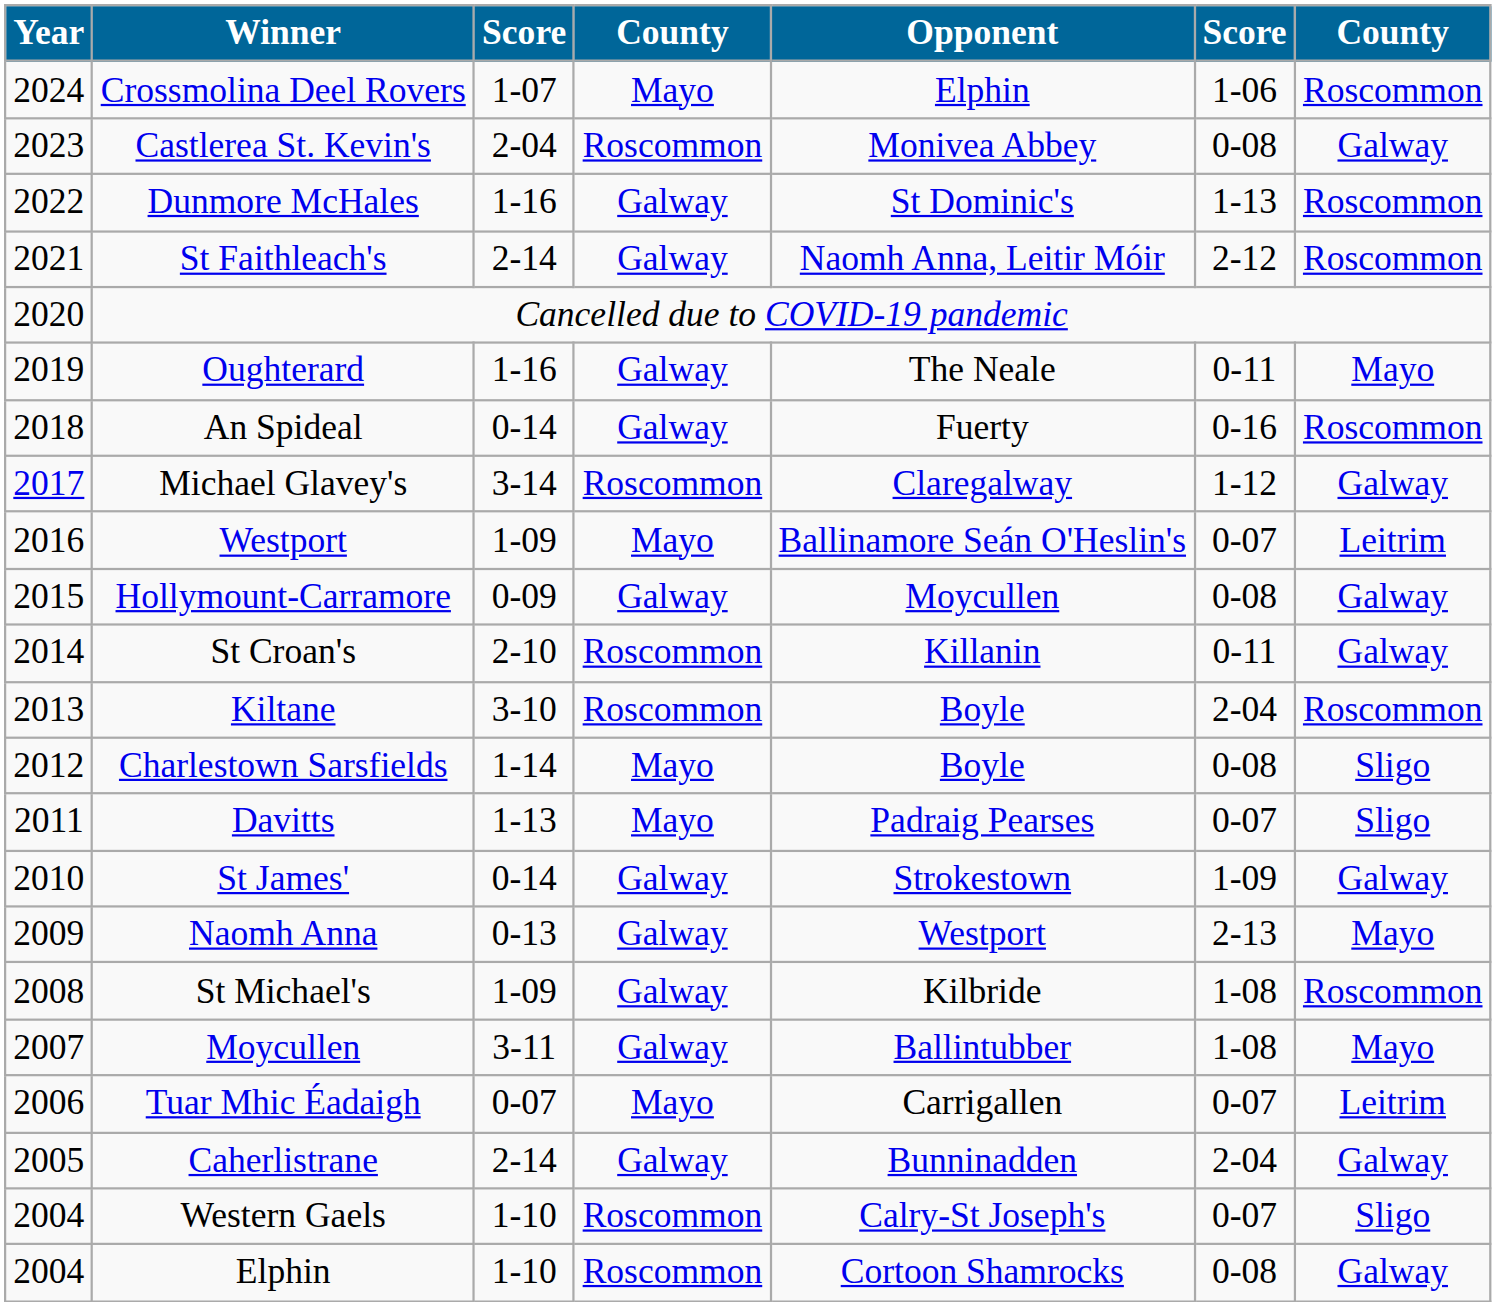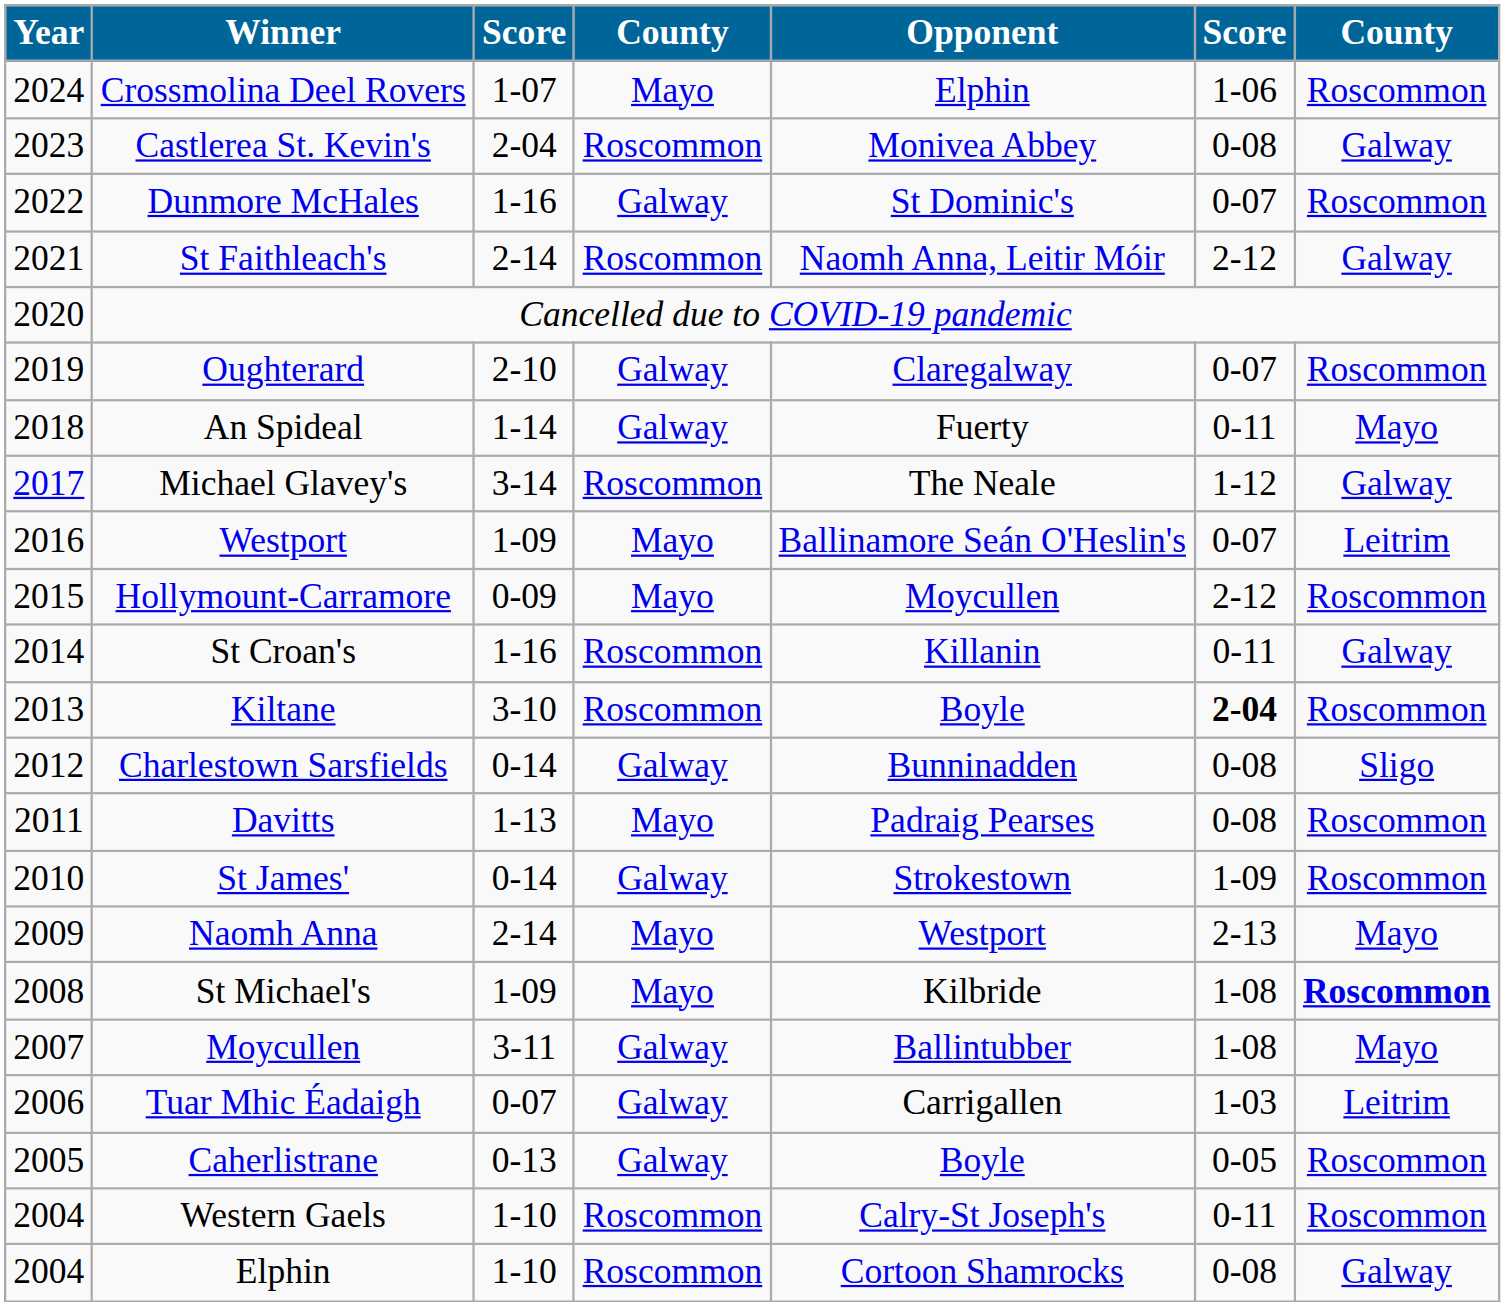(1244, 201) 1-13 -> (1244, 201) 0-07
(672, 257) Galway -> (672, 257) Roscommon
(1393, 257) Roscommon -> (1397, 257) Galway
(524, 370) 1-16 -> (524, 370) 2-10
(982, 370) The Neale -> (982, 370) Claregalway
(1244, 370) 0-11 -> (1244, 370) 0-07
(1393, 370) Mayo -> (1397, 370) Roscommon
(524, 426) 0-14 -> (524, 426) 1-14
(1244, 426) 0-16 -> (1244, 426) 0-11
(1393, 426) Roscommon -> (1397, 426) Mayo
(982, 483) Claregalway -> (982, 483) The Neale
(672, 595) Galway -> (672, 595) Mayo
(1244, 595) 0-08 -> (1244, 595) 2-12
(1393, 595) Galway -> (1397, 595) Roscommon
(524, 652) 2-10 -> (524, 652) 1-16
(1244, 708) normal -> (1244, 708) bold
(524, 764) 1-14 -> (524, 764) 0-14
(672, 764) Mayo -> (672, 764) Galway
(982, 764) Boyle -> (982, 764) Bunninadden
(1244, 821) 0-07 -> (1244, 821) 0-08
(1393, 821) Sligo -> (1397, 821) Roscommon
(1393, 877) Galway -> (1397, 877) Roscommon
(524, 933) 0-13 -> (524, 933) 2-14
(672, 933) Galway -> (672, 933) Mayo
(672, 990) Galway -> (672, 990) Mayo
(1393, 990) normal -> (1397, 990) bold
(672, 1102) Mayo -> (672, 1102) Galway
(1244, 1102) 0-07 -> (1244, 1102) 1-03
(524, 1159) 2-14 -> (524, 1159) 0-13
(982, 1159) Bunninadden -> (982, 1159) Boyle
(1244, 1159) 2-04 -> (1244, 1159) 0-05
(1393, 1159) Galway -> (1397, 1159) Roscommon
(1244, 1215) 0-07 -> (1244, 1215) 0-11
(1393, 1215) Sligo -> (1397, 1215) Roscommon
